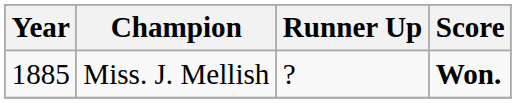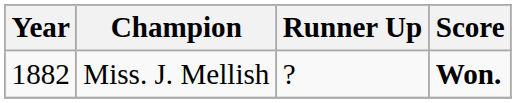(41, 73) 1885 -> (41, 73) 1882
